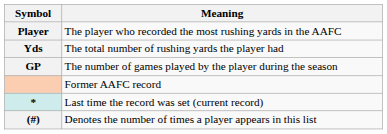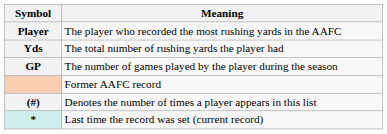rows swapped: (33, 102) <-> (33, 119)
